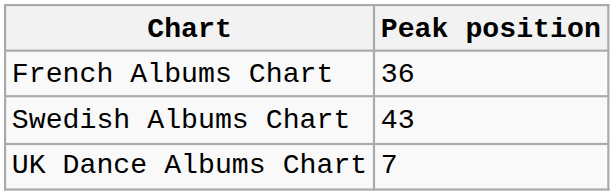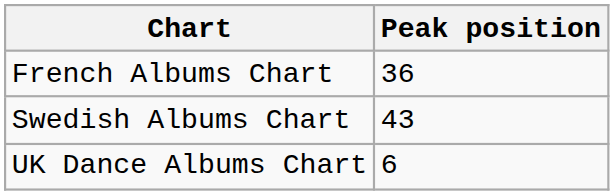(389, 166) 7 -> (389, 166) 6
